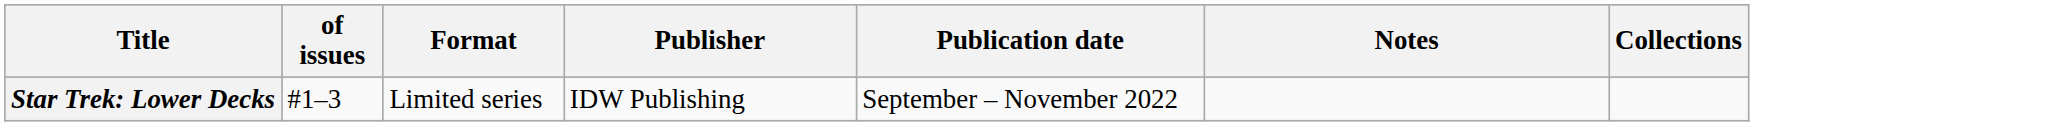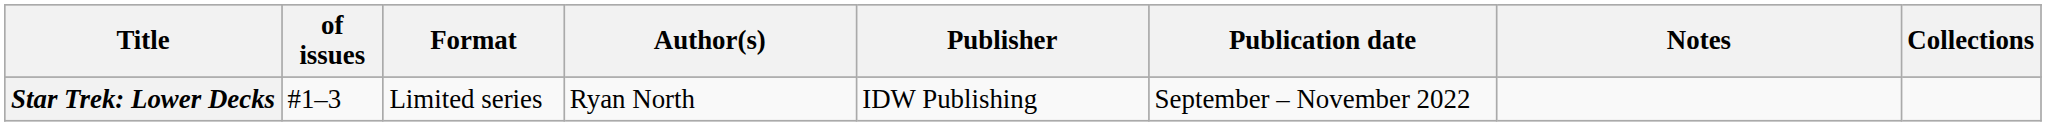+ column: (710, 40)
